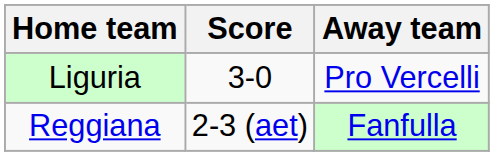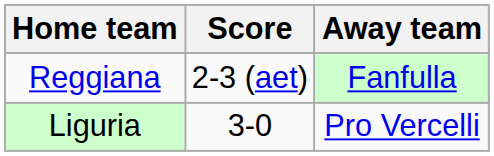rows swapped: (95, 126) <-> (95, 77)
